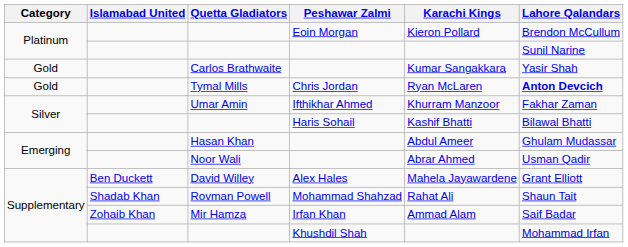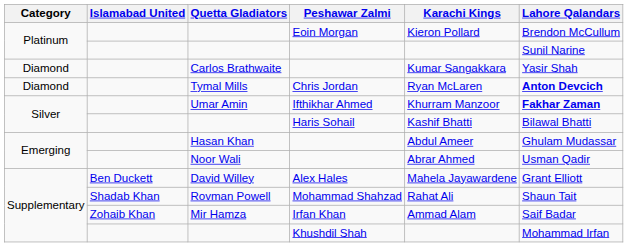(46, 68) Gold -> (46, 68) Diamond
(46, 86) Gold -> (46, 86) Diamond
(560, 104) normal -> (561, 104) bold
